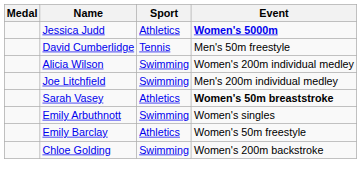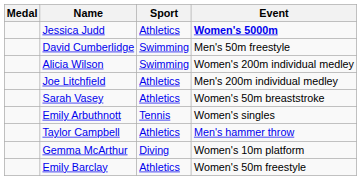(155, 47) Tennis -> (164, 47) Swimming
(164, 81) Swimming -> (160, 81) Athletics
(264, 99) bold -> (259, 99) normal
(164, 116) Swimming -> (155, 116) Tennis
+ row: (81, 133)
+ row: (85, 150)
- row: (77, 150)
